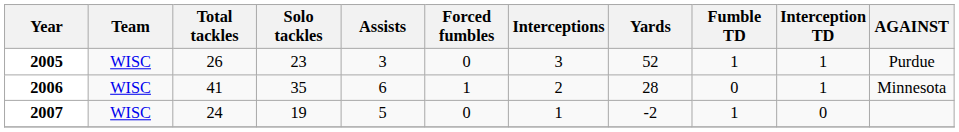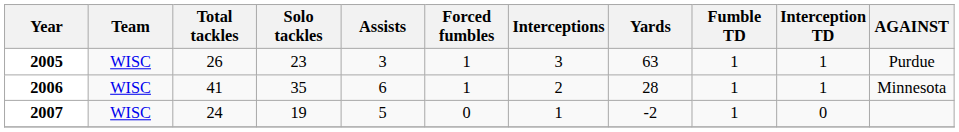(467, 61) 0 -> (467, 61) 1
(650, 61) 52 -> (650, 61) 63
(734, 87) 0 -> (734, 87) 1
